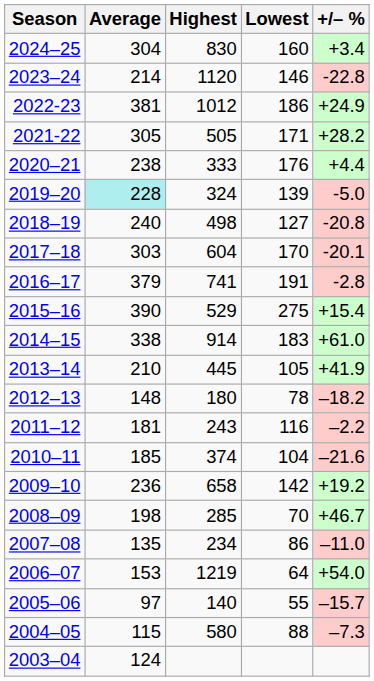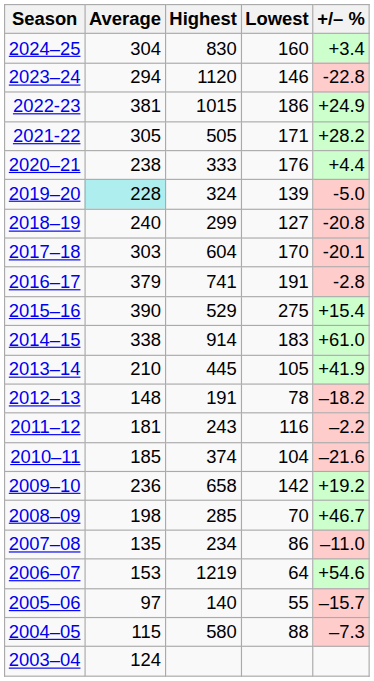(146, 77) 214 -> (146, 77) 294
(216, 106) 1012 -> (216, 106) 1015
(221, 223) 498 -> (221, 223) 299
(221, 398) 180 -> (221, 398) 191
(341, 573) +54.0 -> (341, 573) +54.6
